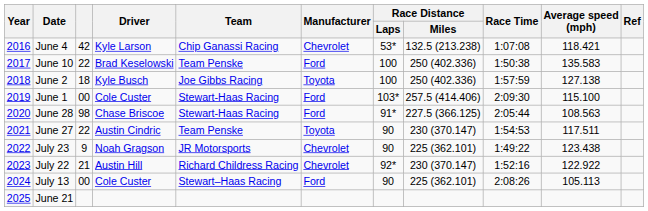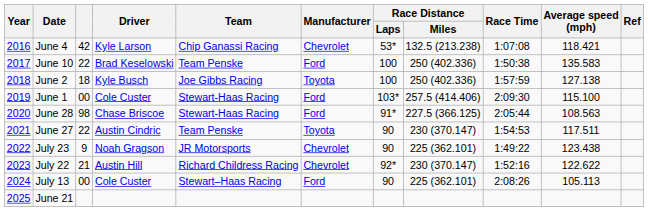(581, 165) 122.922 -> (581, 165) 122.622
